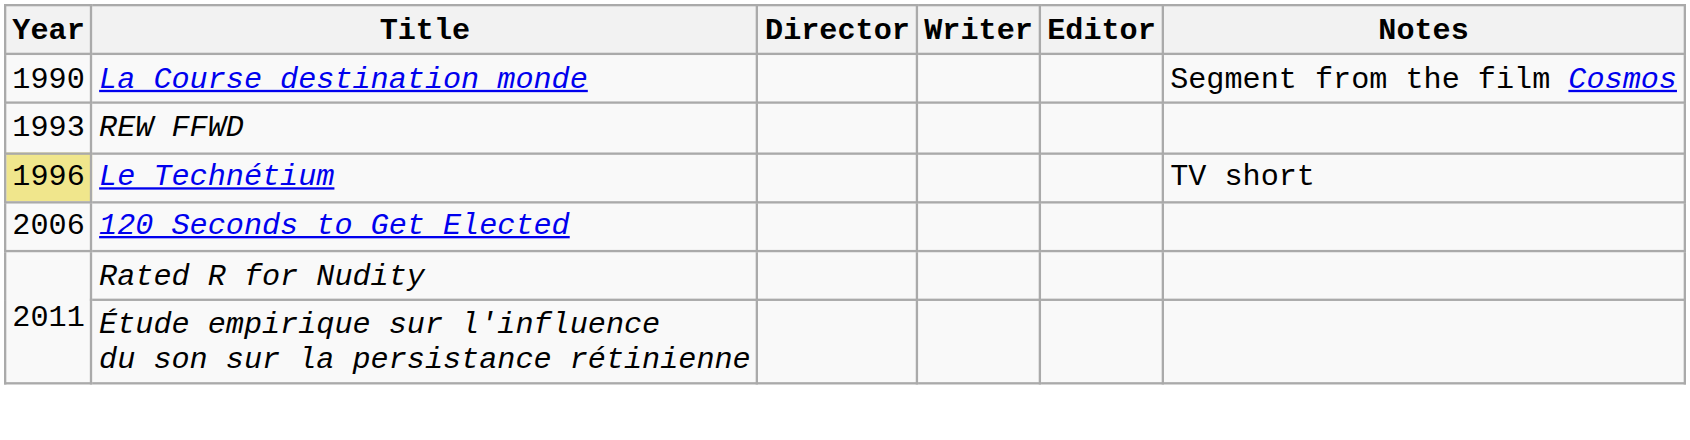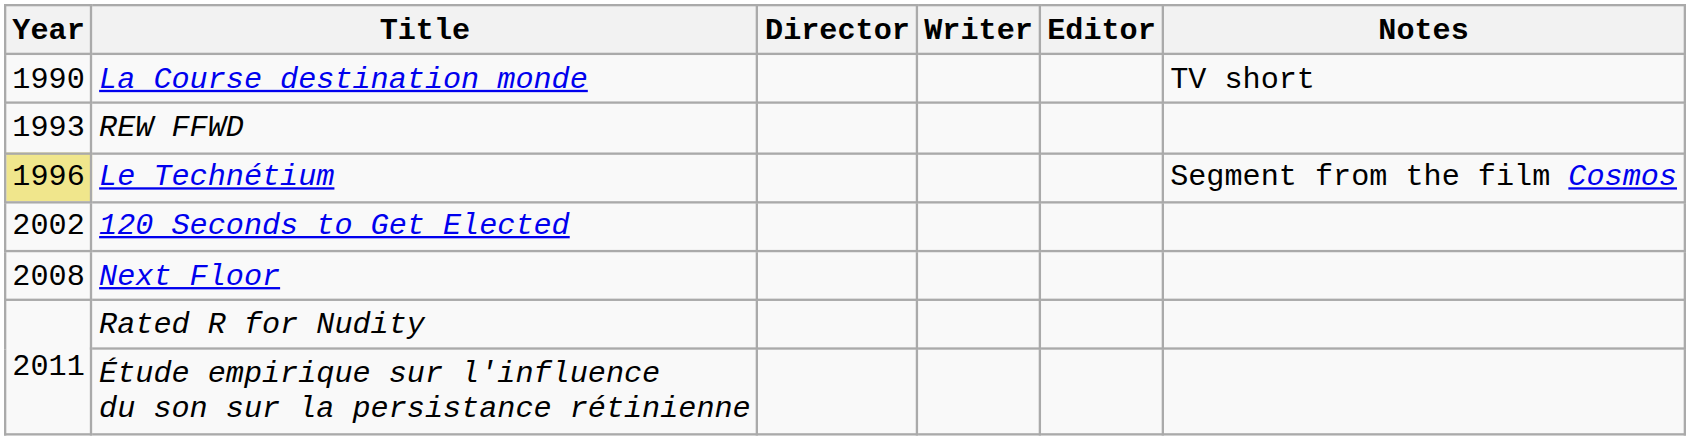(1424, 79) Segment from the film Cosmos -> (1243, 79) TV short
(1243, 177) TV short -> (1424, 177) Segment from the film Cosmos
(49, 226) 2006 -> (49, 226) 2002
+ row: (190, 276)
